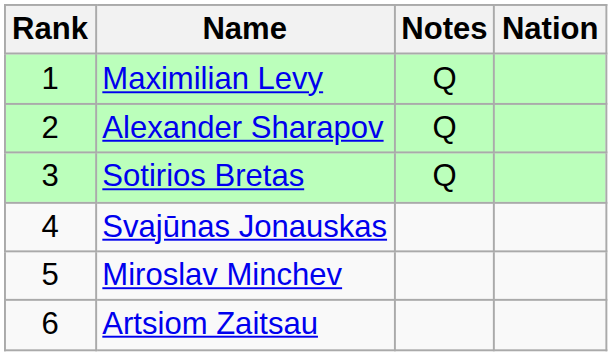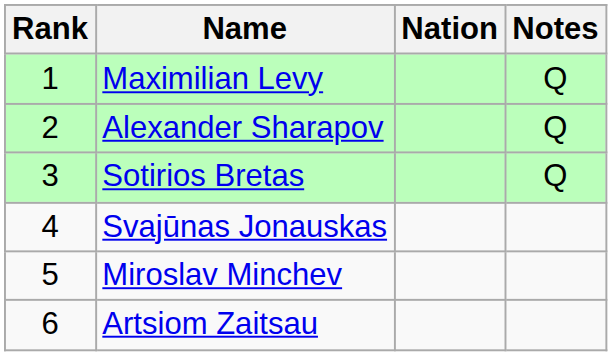columns swapped: (550, 29) <-> (444, 29)
